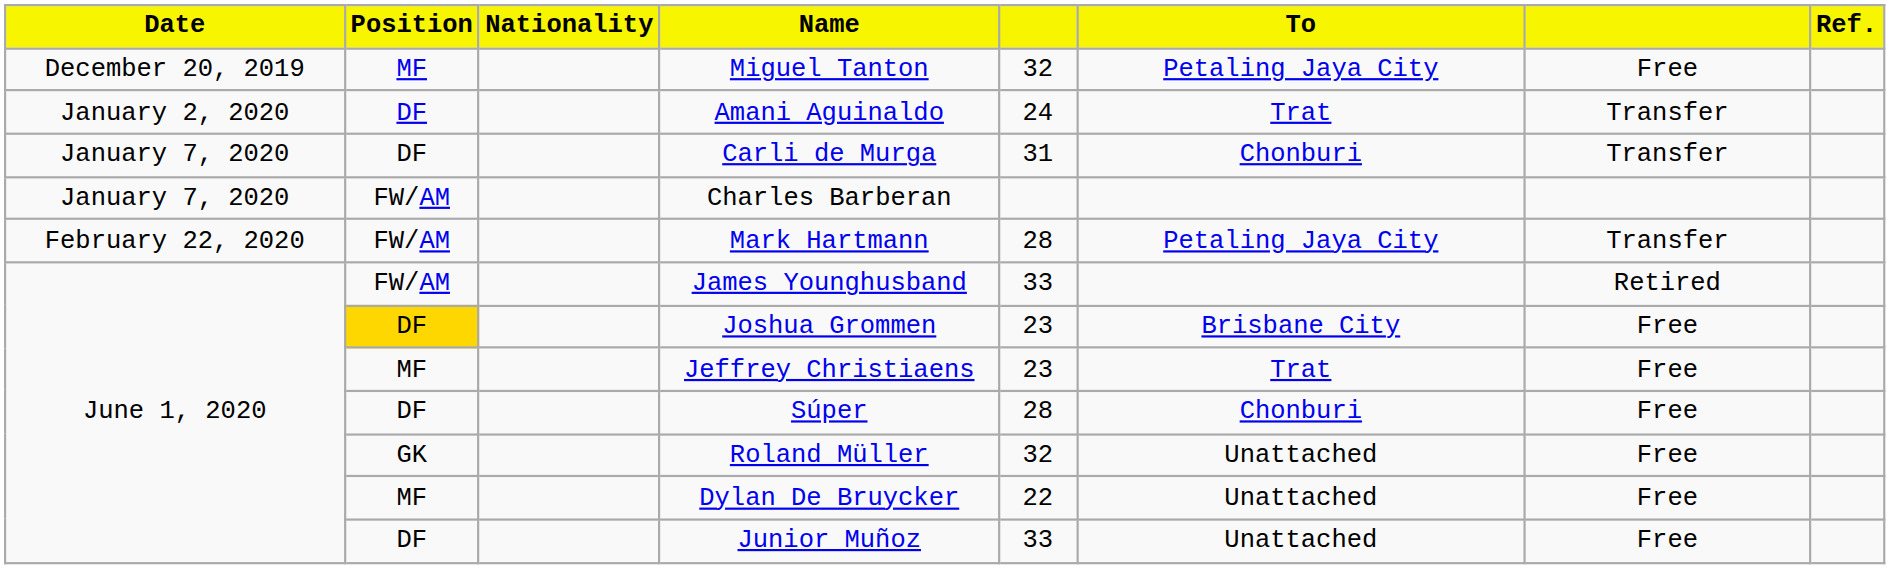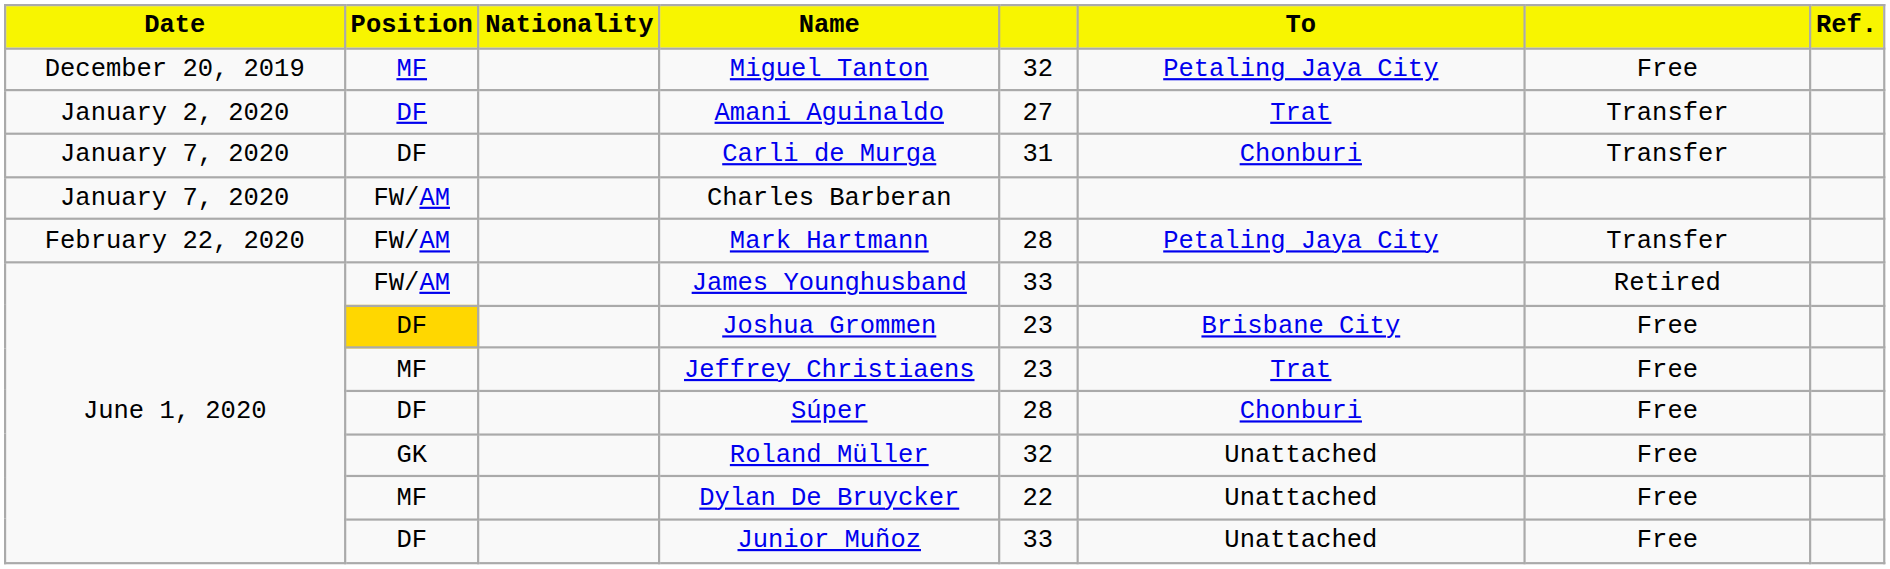(1038, 112) 24 -> (1038, 112) 27
